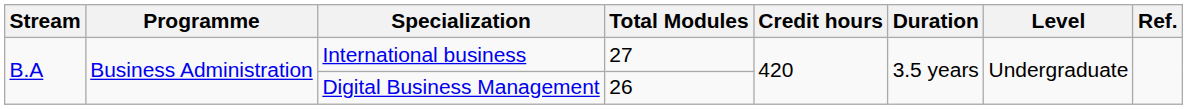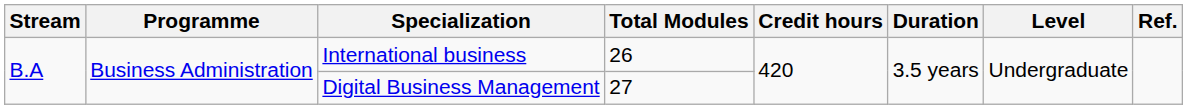(621, 54) 27 -> (621, 54) 26
(621, 87) 26 -> (621, 87) 27
